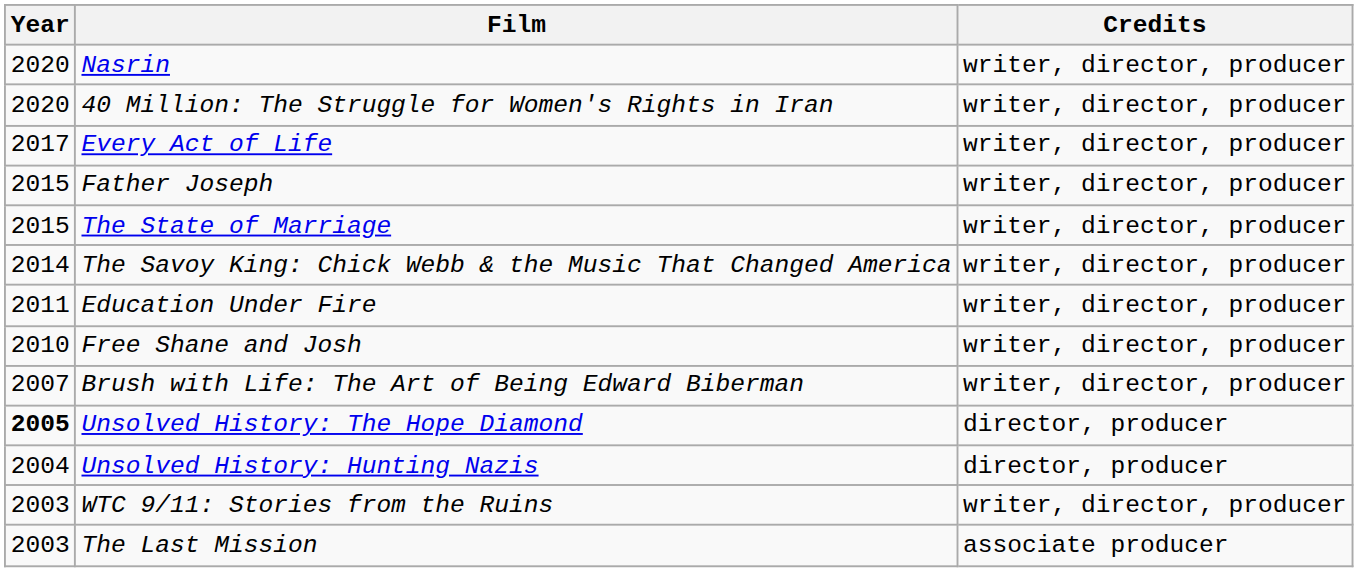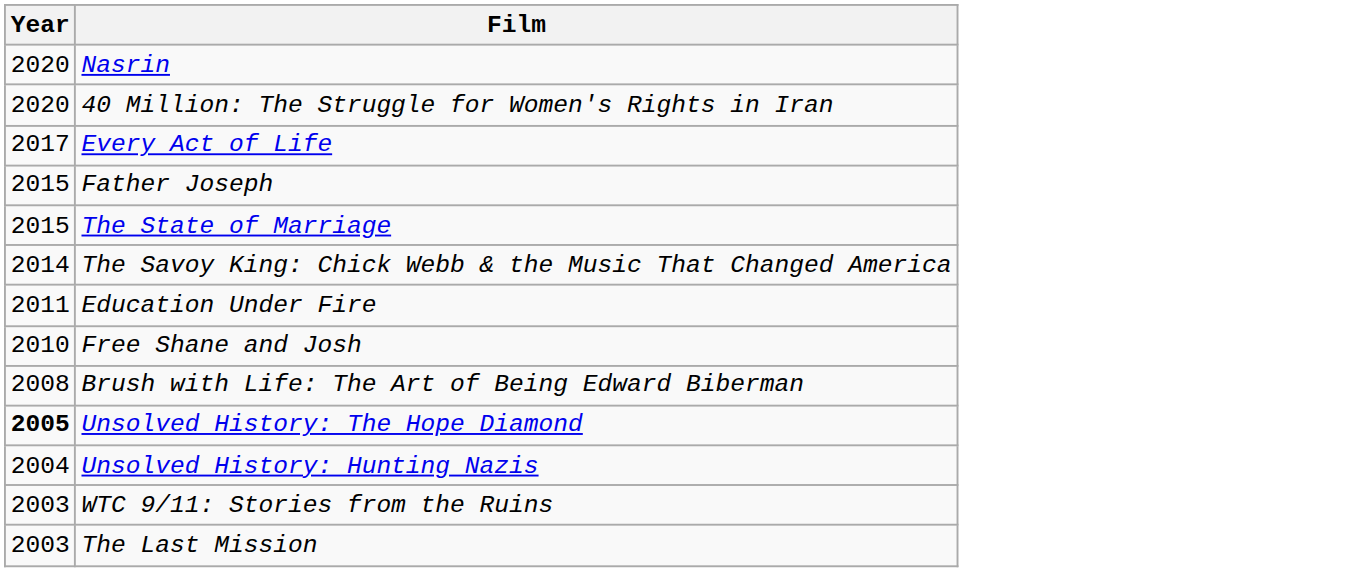- column: (1155, 25)
(40, 385) 2007 -> (40, 385) 2008
